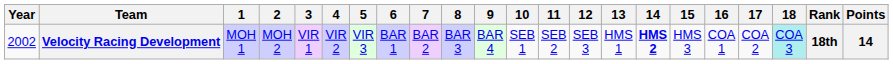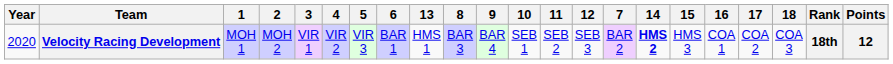columns swapped: (426, 14) <-> (618, 14)
(22, 41) 2002 -> (22, 41) 2020
(789, 41) paleturquoise background -> (789, 41) no background
(866, 41) 14 -> (866, 41) 12
